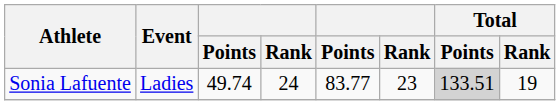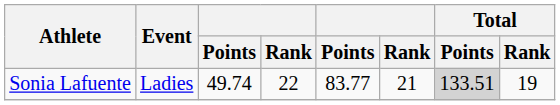(289, 83) 24 -> (289, 83) 22
(407, 83) 23 -> (407, 83) 21
